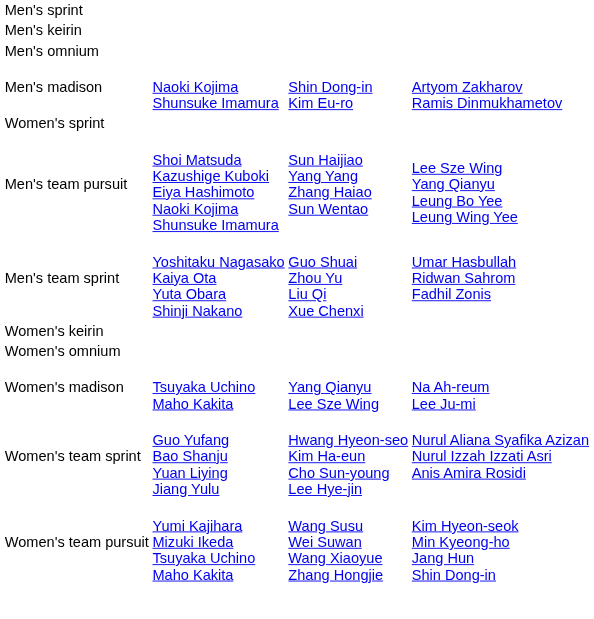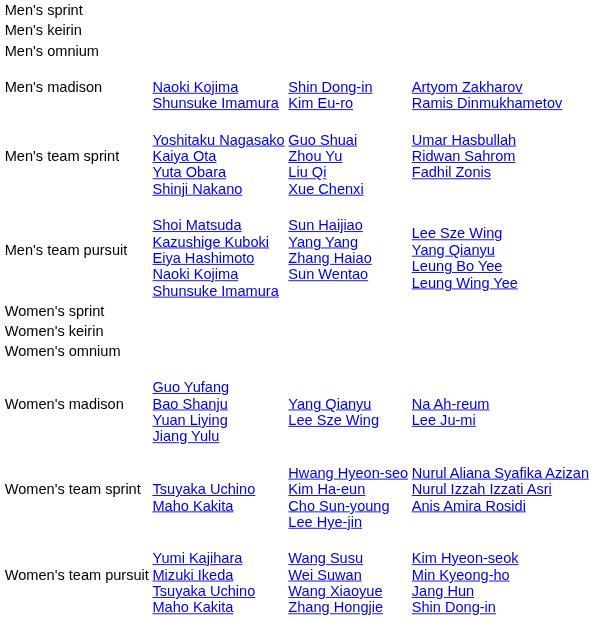rows swapped: (62, 278) <-> (55, 123)
(204, 395) Tsuyaka Uchino Maho Kakita -> (191, 412) Guo Yufang Bao Shanju Yuan Liying Jiang Yulu
(191, 465) Guo Yufang Bao Shanju Yuan Liying Jiang Yulu -> (204, 497) Tsuyaka Uchino Maho Kakita
